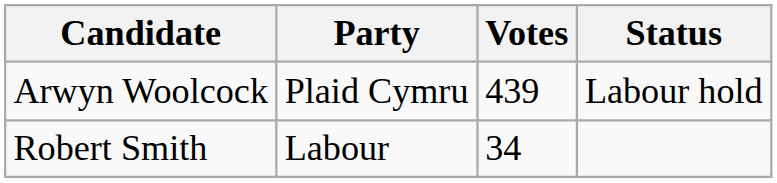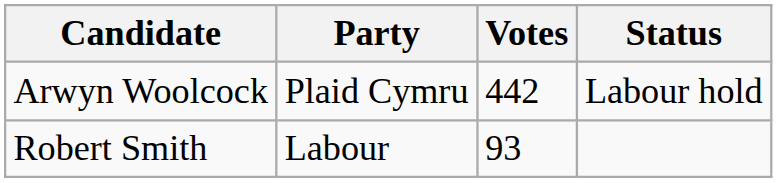(512, 90) 439 -> (512, 90) 442
(503, 147) 34 -> (503, 147) 93
